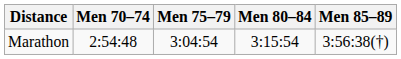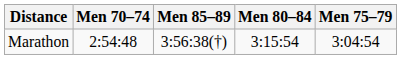columns swapped: (194, 16) <-> (356, 16)
